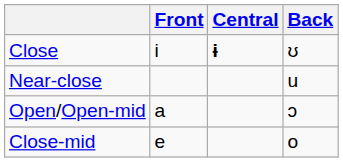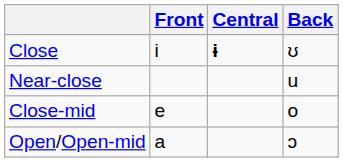rows swapped: (52, 141) <-> (77, 111)
